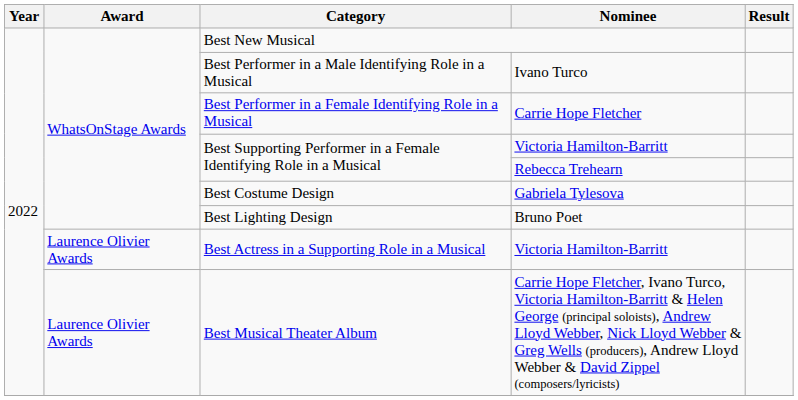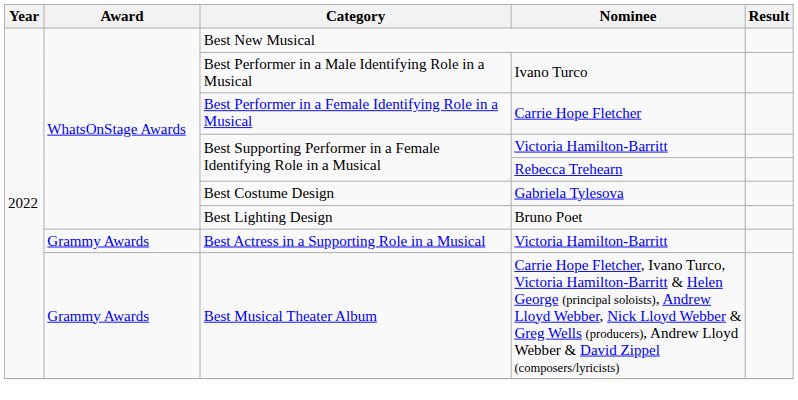(98, 249) Laurence Olivier Awards -> (98, 241) Grammy Awards
(98, 332) Laurence Olivier Awards -> (98, 315) Grammy Awards
